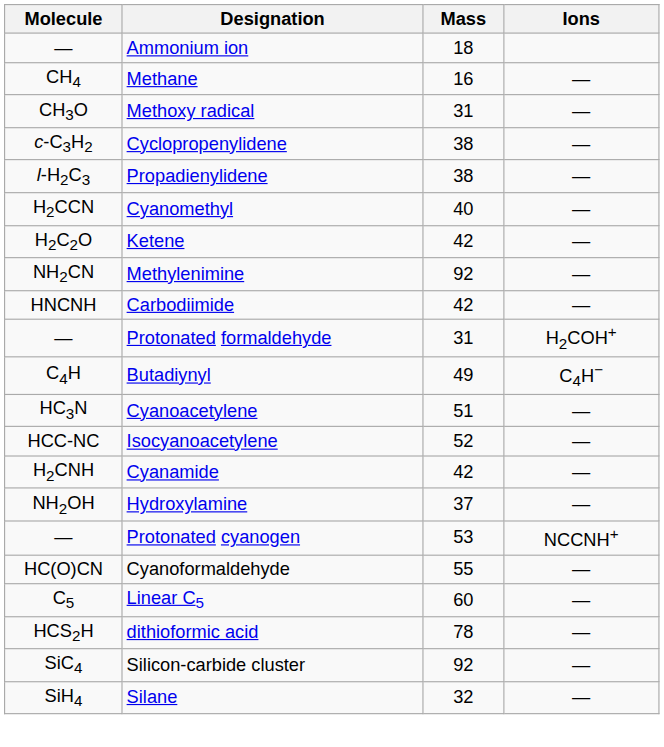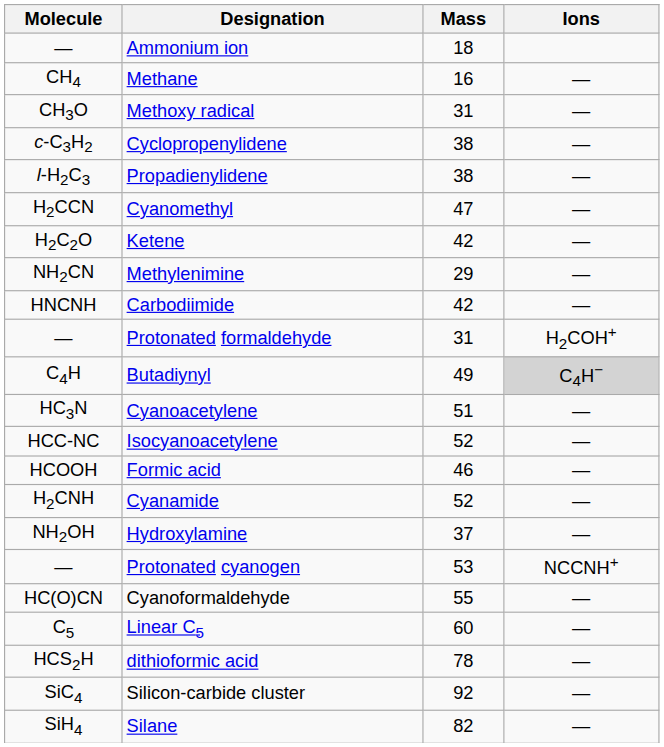(463, 208) 40 -> (463, 208) 47
(463, 274) 92 -> (463, 274) 29
(581, 376) no background -> (581, 376) lightgrey background
+ row: (174, 470)
(463, 471) 42 -> (463, 500) 52
(463, 697) 32 -> (463, 726) 82
